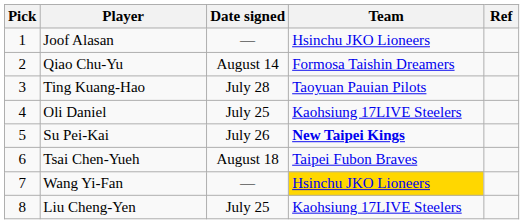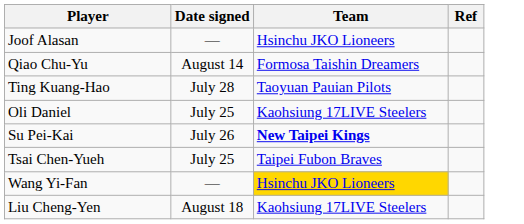- column: (22, 16)
(248, 159) August 18 -> (212, 159) July 25
(248, 207) July 25 -> (212, 207) August 18
